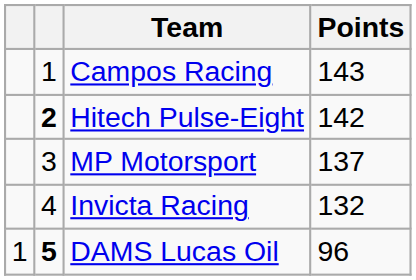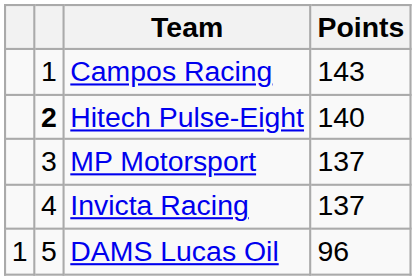(341, 117) 142 -> (341, 117) 140
(341, 206) 132 -> (341, 206) 137
(49, 251) bold -> (49, 251) normal
